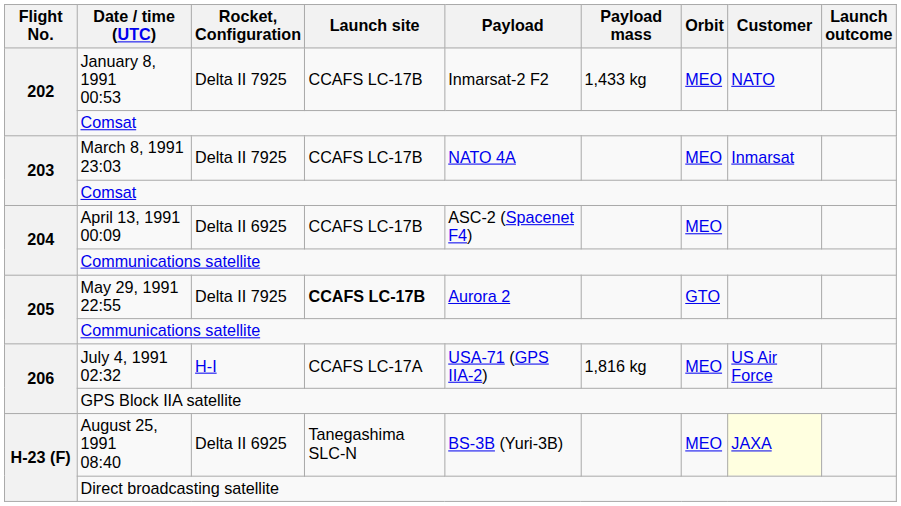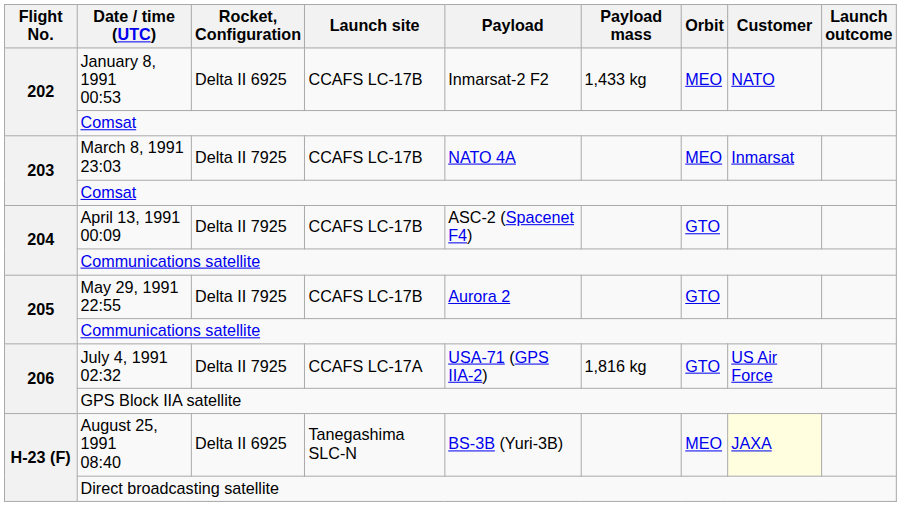(241, 79) Delta II 7925 -> (241, 79) Delta II 6925
(241, 227) Delta II 6925 -> (241, 227) Delta II 7925
(704, 227) MEO -> (703, 227) GTO
(367, 296) bold -> (365, 296) normal
(206, 366) H-I -> (241, 366) Delta II 7925
(704, 366) MEO -> (703, 366) GTO
